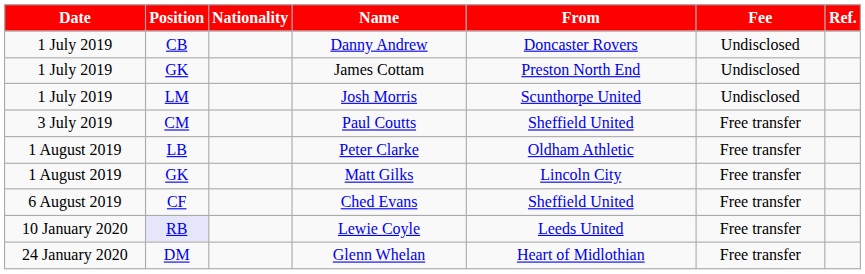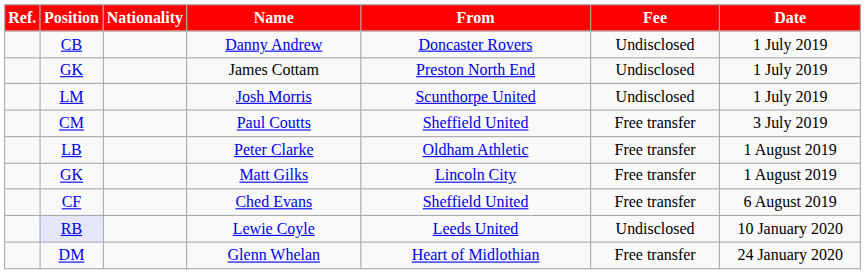columns swapped: (75, 18) <-> (843, 18)
(760, 228) Free transfer -> (655, 228) Undisclosed
